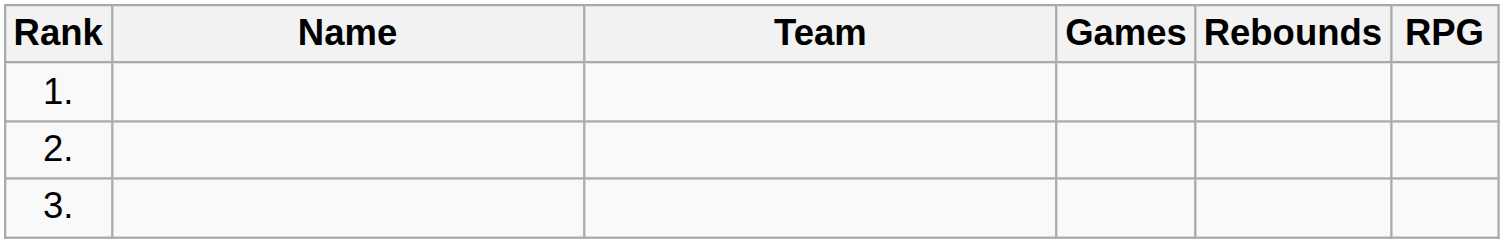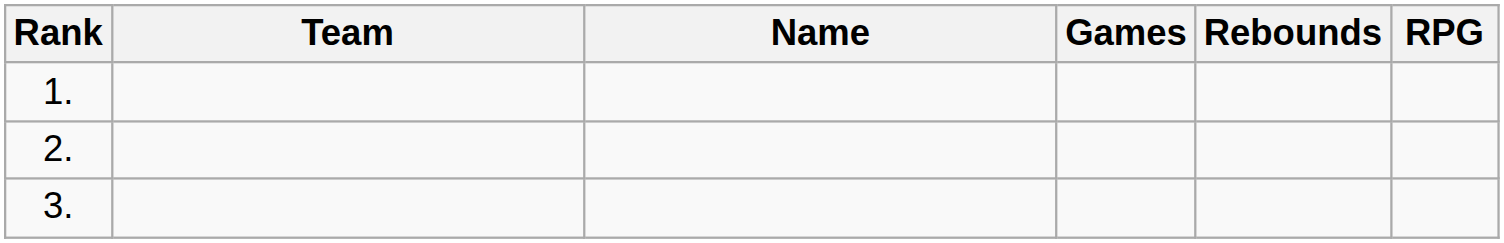columns swapped: (348, 33) <-> (820, 33)
